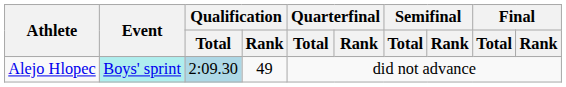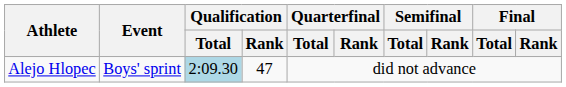(142, 69) paleturquoise background -> (142, 69) no background
(265, 69) 49 -> (265, 69) 47
